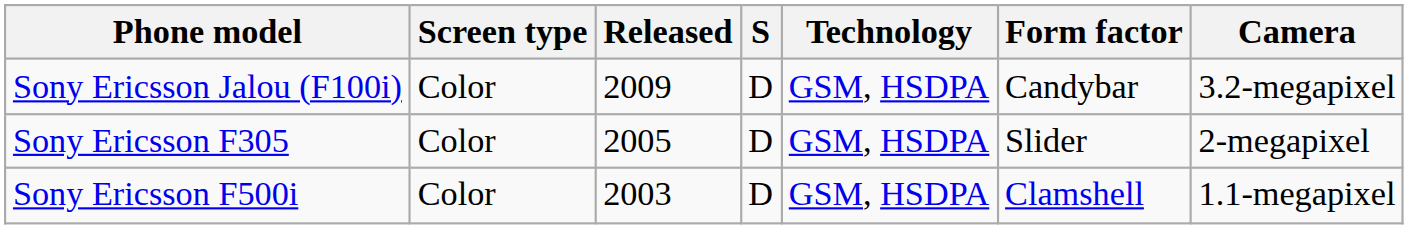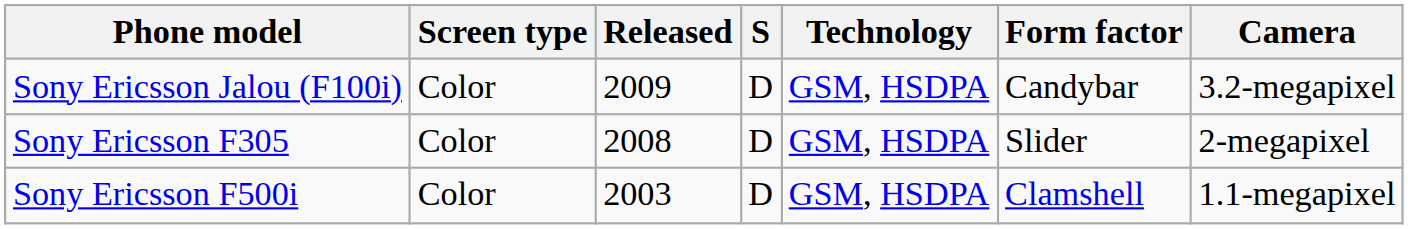(637, 140) 2005 -> (637, 140) 2008
